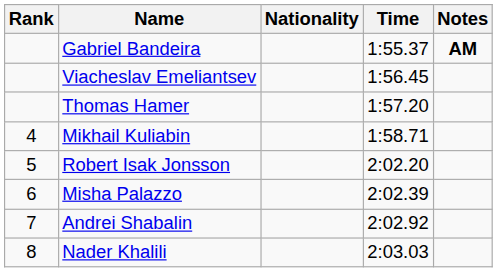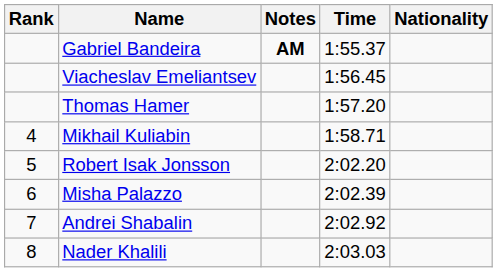columns swapped: (312, 19) <-> (463, 19)
